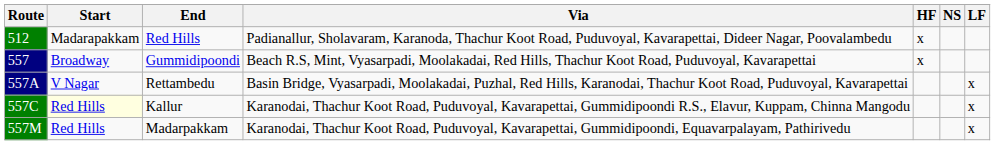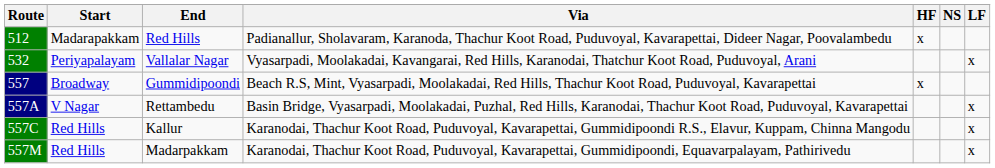+ row: (187, 60)
(78, 106) lightyellow background -> (78, 128) no background
